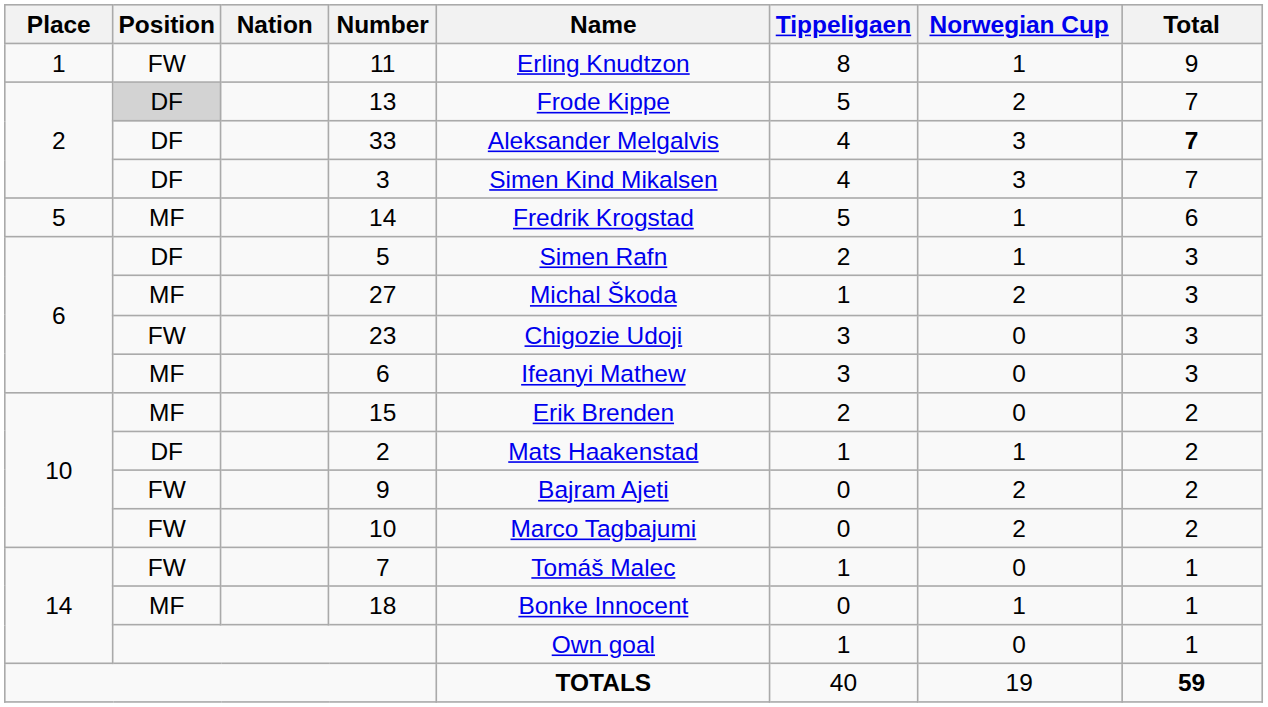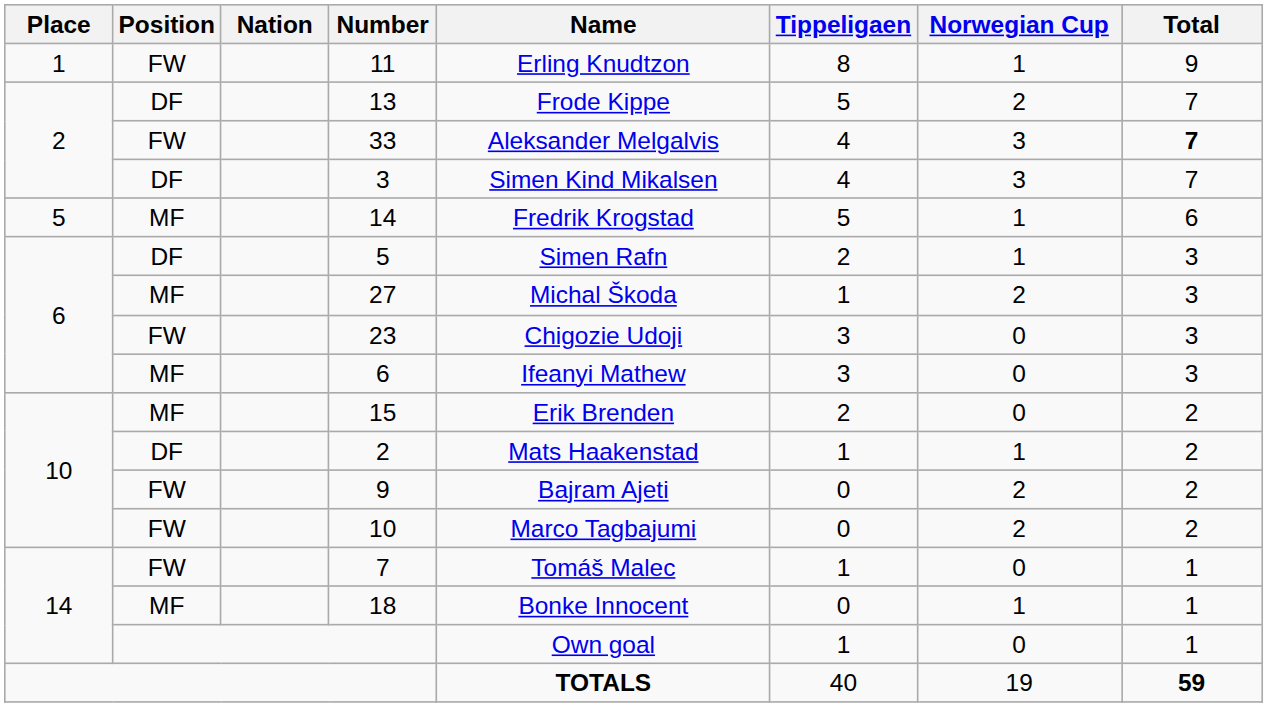(167, 102) lightgrey background -> (167, 102) no background
(167, 141) DF -> (167, 141) FW
